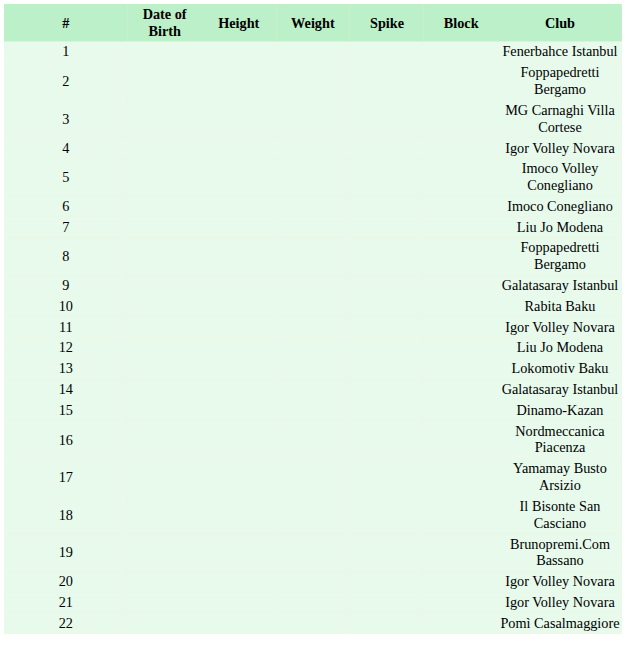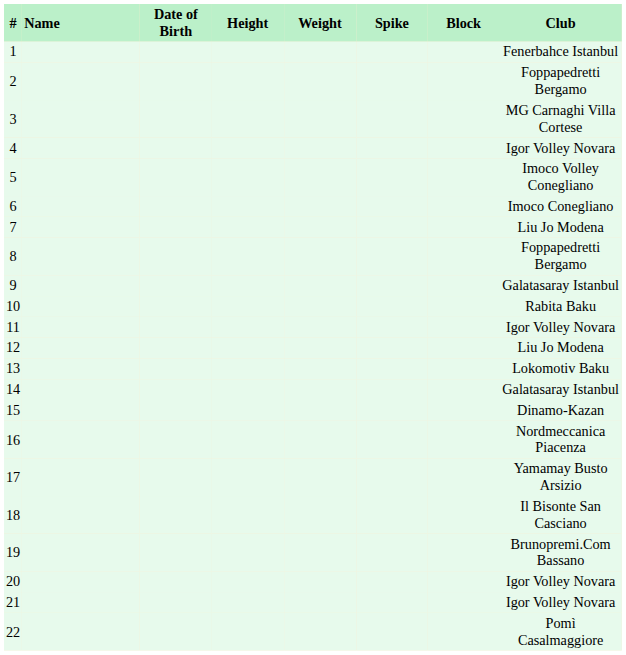+ column: (42, 22)
